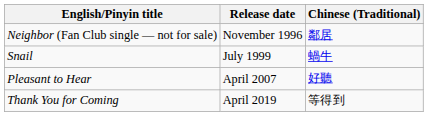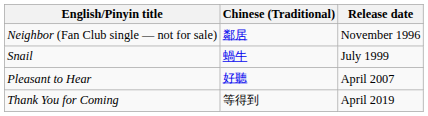columns swapped: (364, 14) <-> (263, 14)
